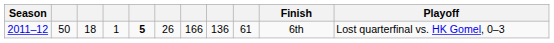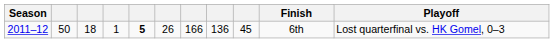(246, 30) 61 -> (246, 30) 45
